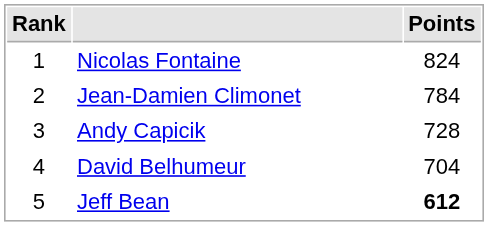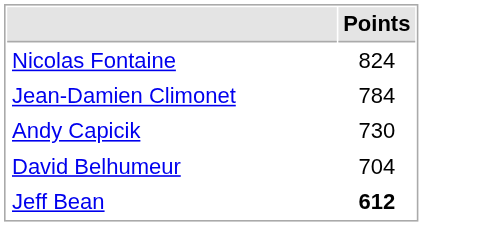- column: (39, 24)
(442, 131) 728 -> (377, 131) 730
